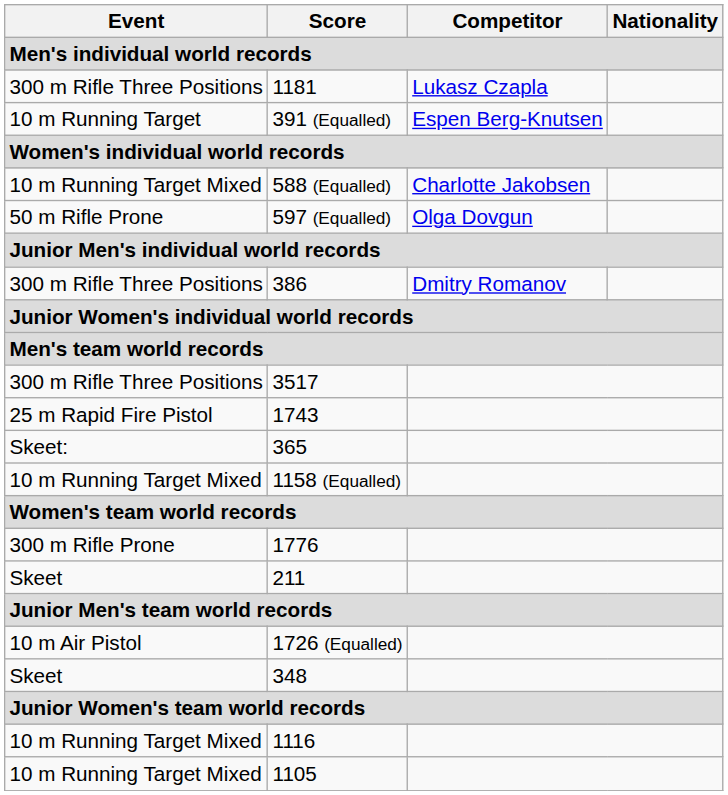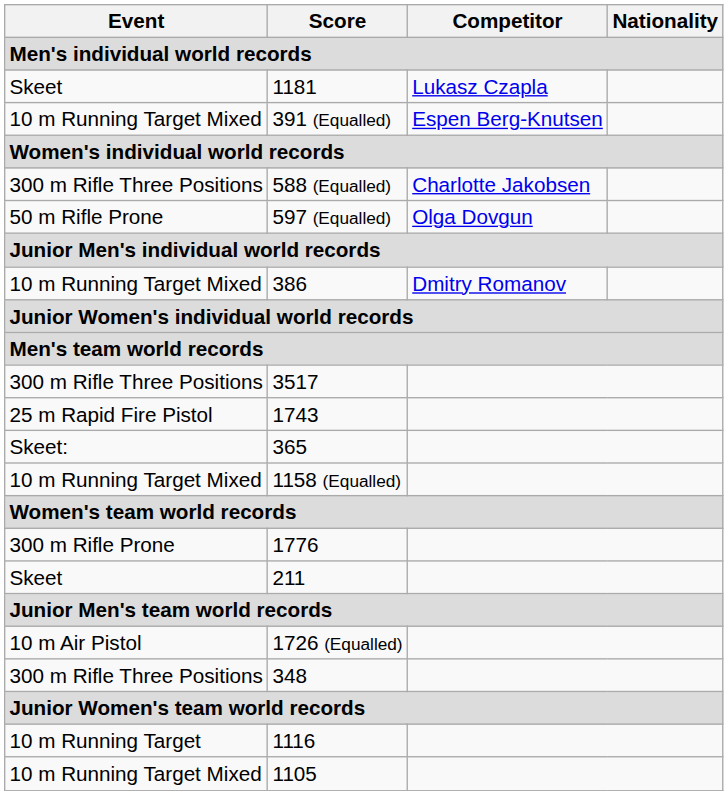(136, 87) 300 m Rifle Three Positions -> (36, 87) Skeet
(105, 119) 10 m Running Target -> (136, 119) 10 m Running Target Mixed
(136, 185) 10 m Running Target Mixed -> (136, 185) 300 m Rifle Three Positions
(136, 283) 300 m Rifle Three Positions -> (136, 283) 10 m Running Target Mixed
(36, 676) Skeet -> (136, 676) 300 m Rifle Three Positions
(136, 741) 10 m Running Target Mixed -> (105, 741) 10 m Running Target
